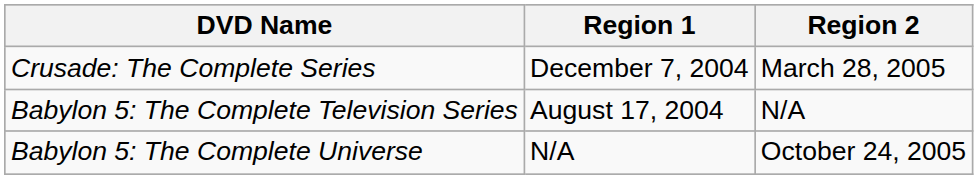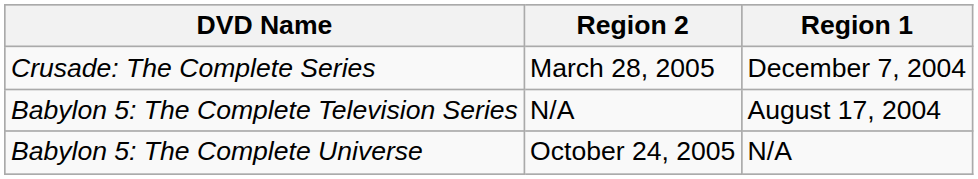columns swapped: (639, 25) <-> (863, 25)
